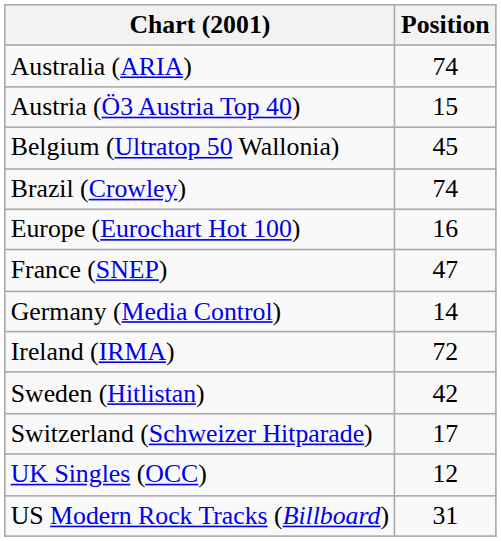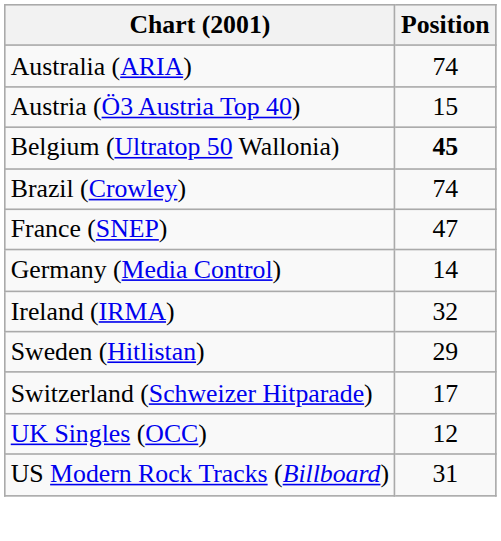(445, 147) normal -> (445, 147) bold
- row: (156, 229)
(445, 351) 72 -> (445, 310) 32
(445, 392) 42 -> (445, 351) 29
